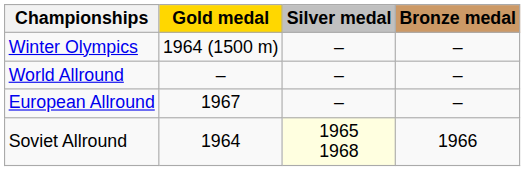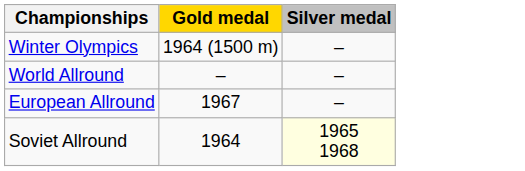- column: (458, 18)
